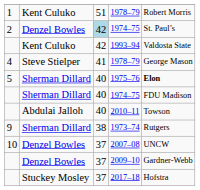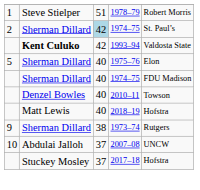(49, 12) Kent Culuko -> (51, 12) Steve Stielper
(54, 29) Denzel Bowles -> (56, 29) Sherman Dillard
(49, 45) normal -> (51, 45) bold
- row: (9, 62)
(152, 78) bold -> (151, 62) normal
(52, 111) Abdulai Jalloh -> (54, 95) Denzel Bowles
+ row: (12, 112)
(54, 144) Denzel Bowles -> (52, 144) Abdulai Jalloh
- row: (12, 161)
